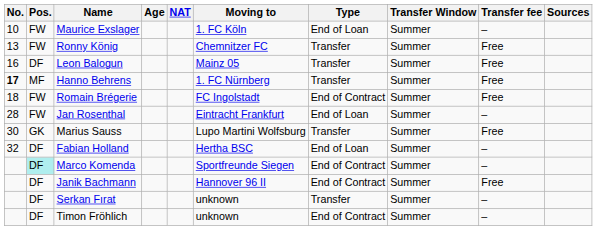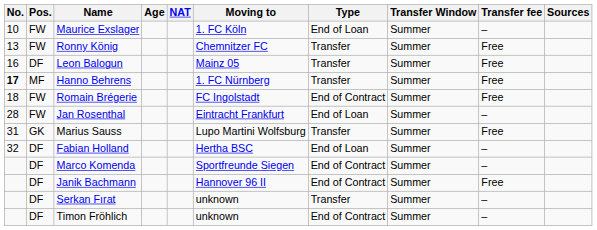(13, 132) 30 -> (13, 132) 31
(36, 166) paleturquoise background -> (36, 166) no background
